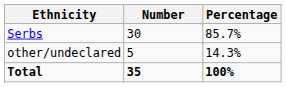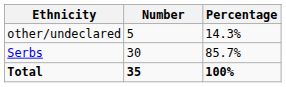rows swapped: (25, 33) <-> (64, 53)
